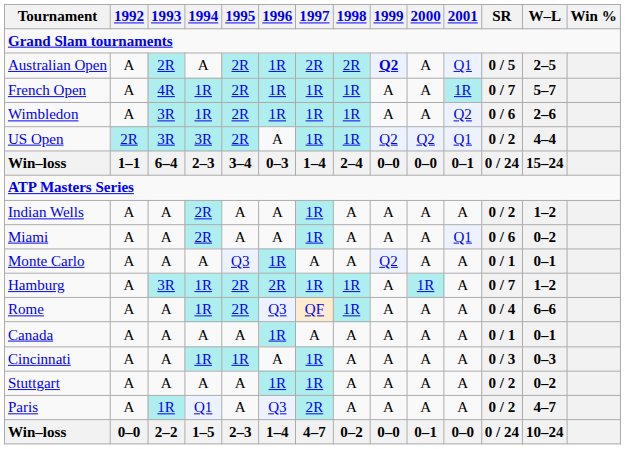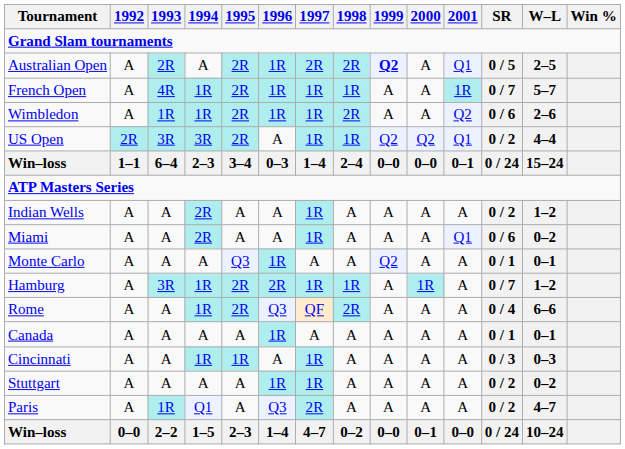(166, 113) 3R -> (166, 113) 1R
(351, 113) 1R -> (351, 113) 2R
(351, 309) 1R -> (351, 309) 2R
